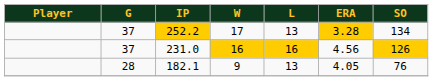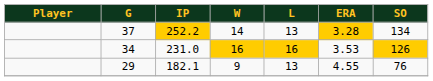(237, 31) 17 -> (237, 31) 14
(128, 49) 37 -> (128, 49) 34
(346, 49) 4.56 -> (346, 49) 3.53
(128, 67) 28 -> (128, 67) 29
(346, 67) 4.05 -> (346, 67) 4.55
